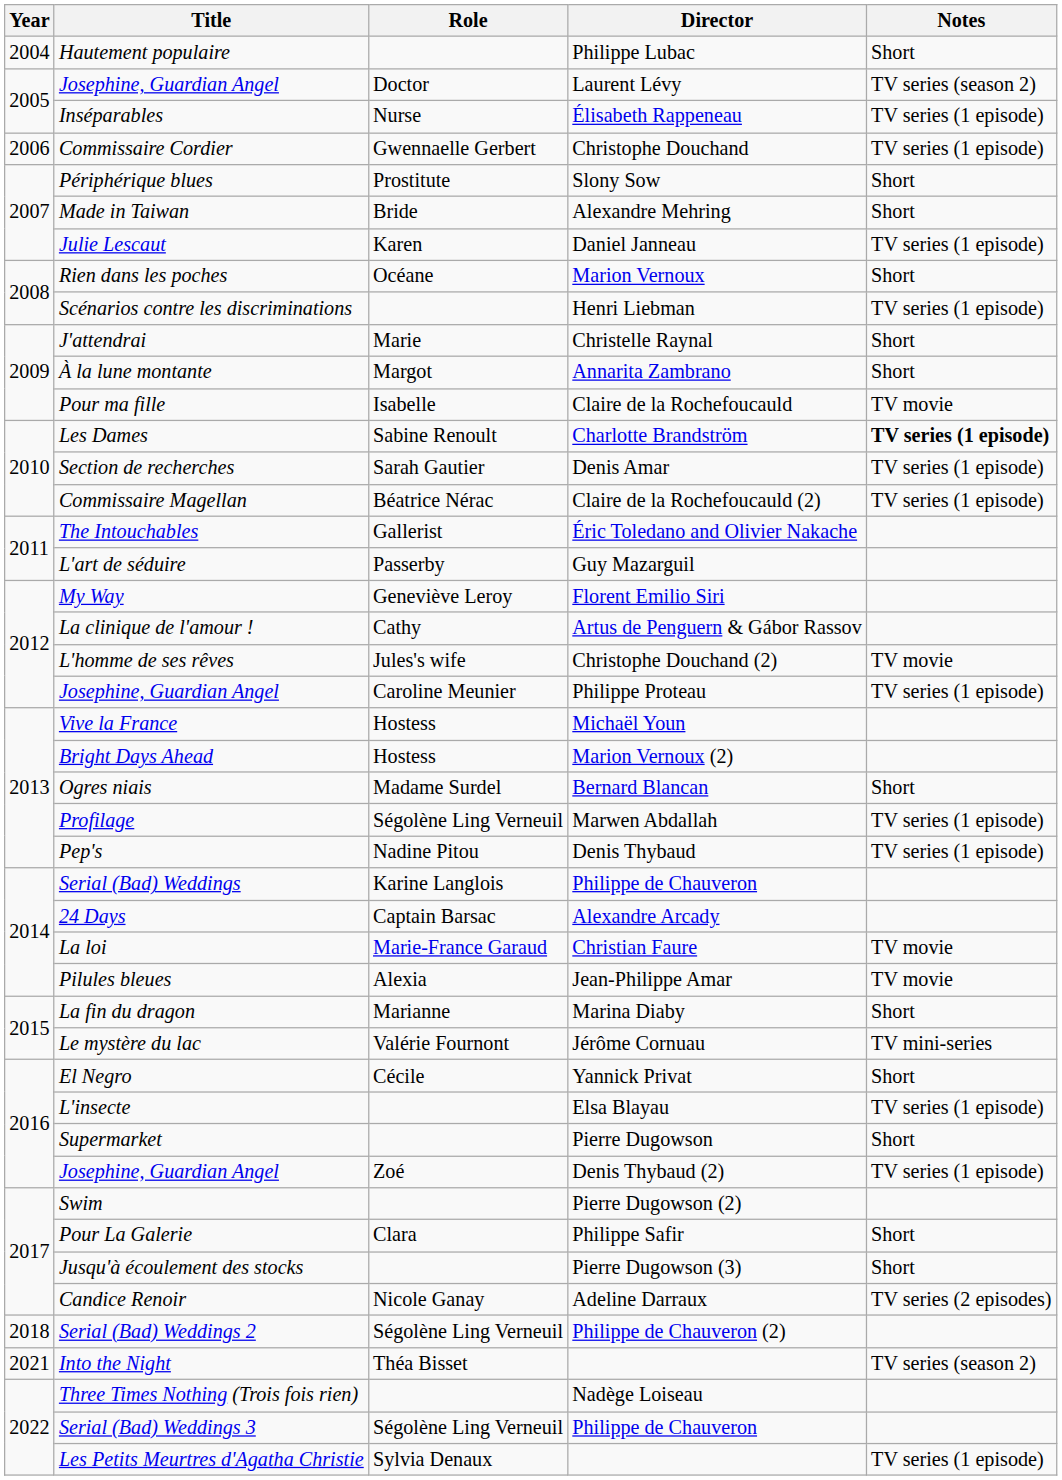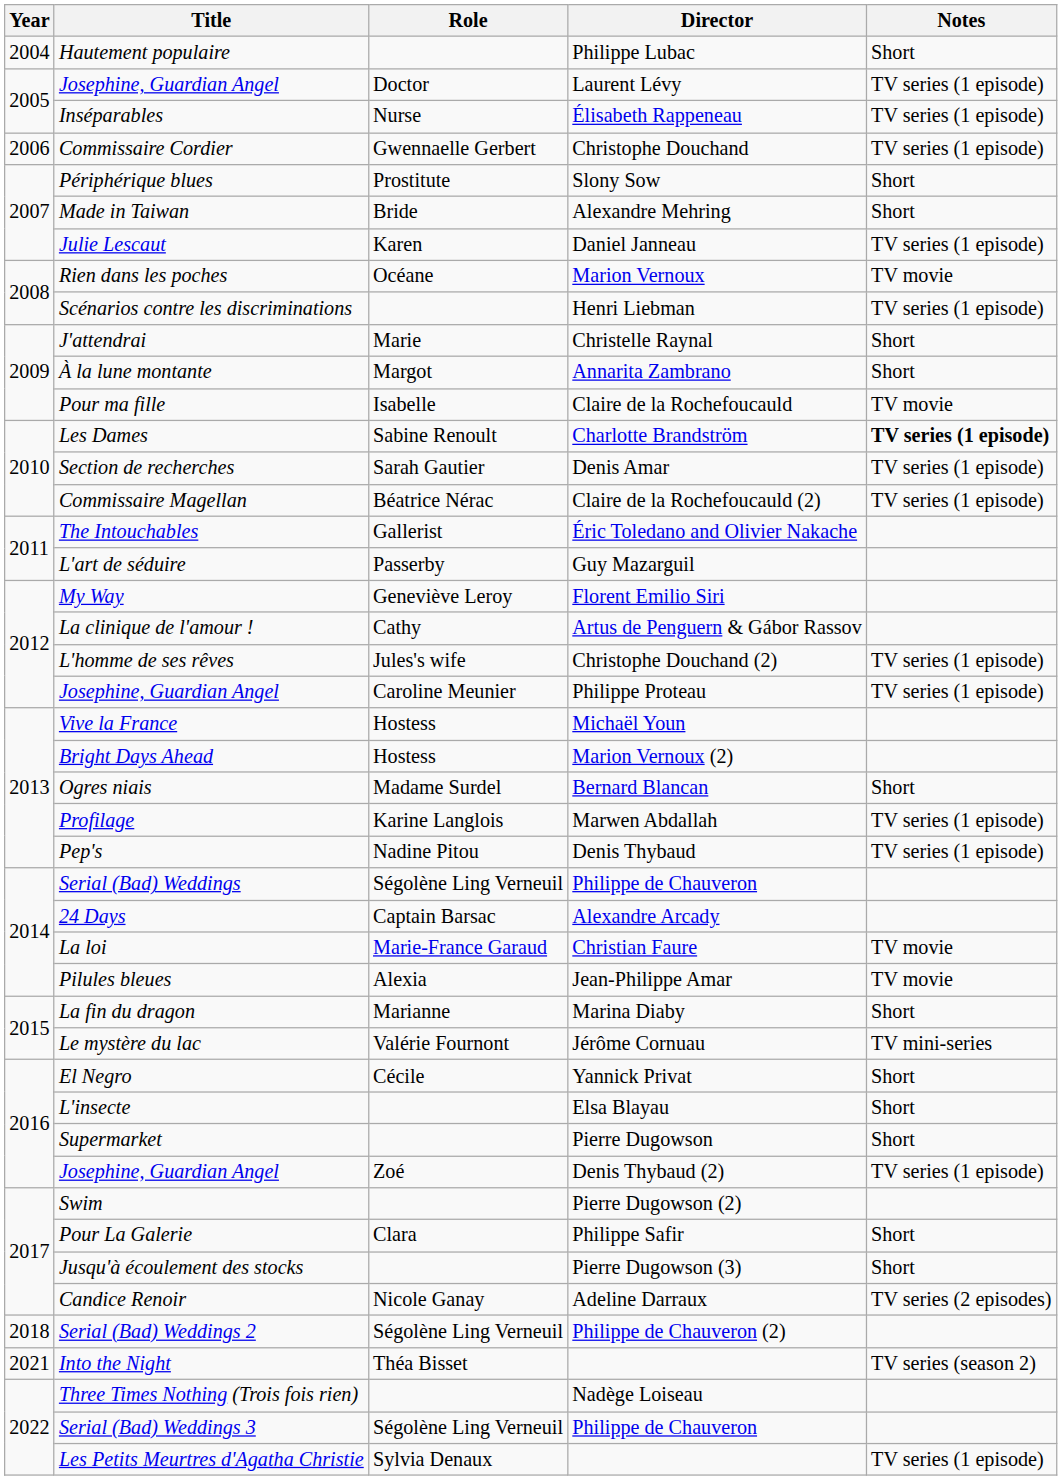(953, 84) TV series (season 2) -> (957, 84) TV series (1 episode)
(893, 276) Short -> (912, 276) TV movie
(912, 659) TV movie -> (957, 659) TV series (1 episode)
(468, 819) Ségolène Ling Verneuil -> (438, 819) Karine Langlois
(438, 883) Karine Langlois -> (468, 883) Ségolène Ling Verneuil
(957, 1107) TV series (1 episode) -> (893, 1107) Short
